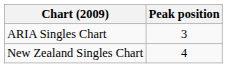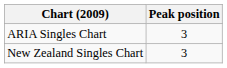(184, 53) 4 -> (184, 53) 3
